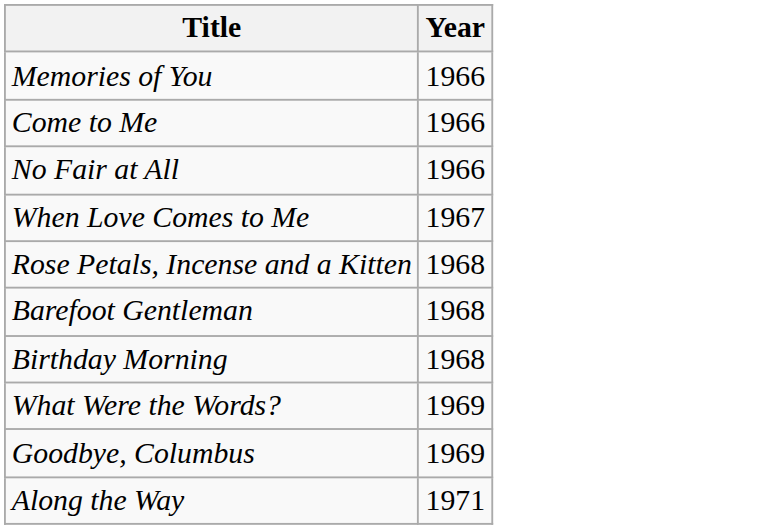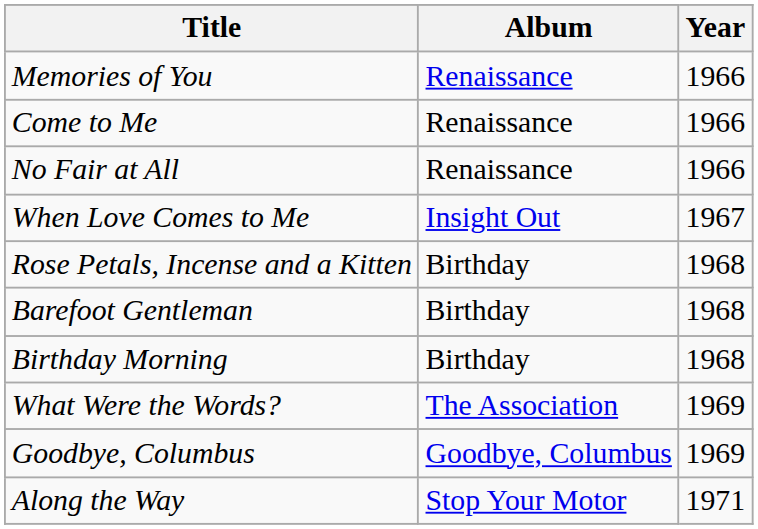+ column: (549, 28)
